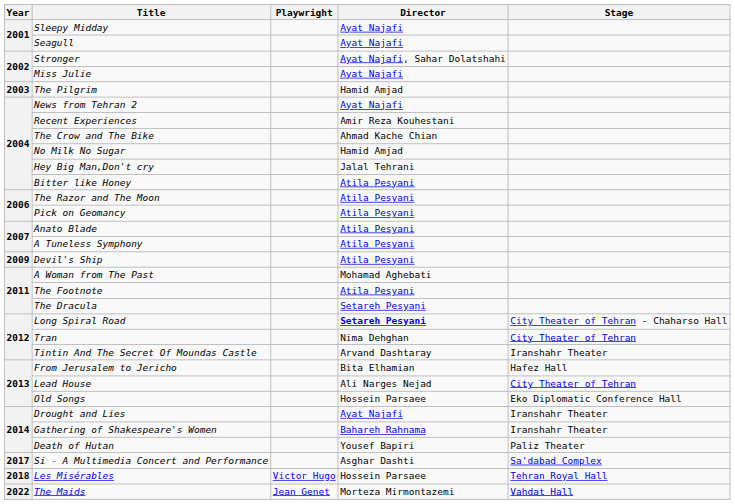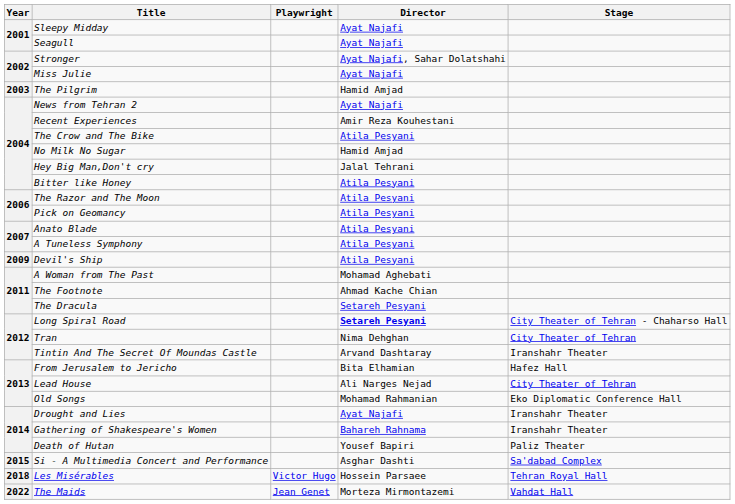(389, 136) Ahmad Kache Chian -> (377, 136) Atila Pesyani
(377, 291) Atila Pesyani -> (389, 291) Ahmad Kache Chian
(383, 399) Hossein Parsaee -> (389, 399) Mohamad Rahmanian
(18, 461) 2017 -> (18, 461) 2015
